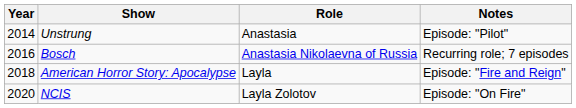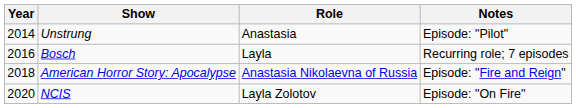(329, 53) Anastasia Nikolaevna of Russia -> (257, 53) Layla
(257, 73) Layla -> (329, 73) Anastasia Nikolaevna of Russia
